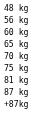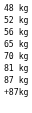+ row: (16, 21)
- row: (16, 33)
- row: (16, 68)
